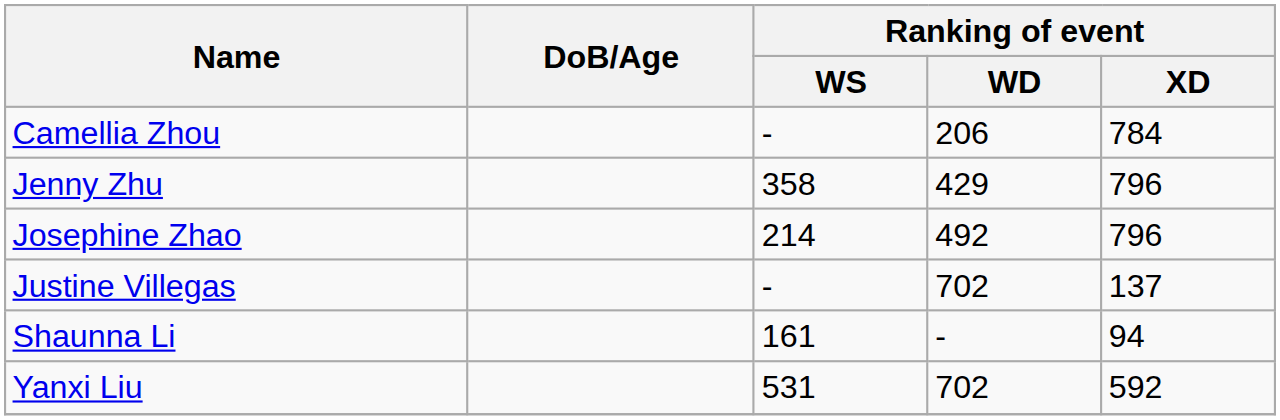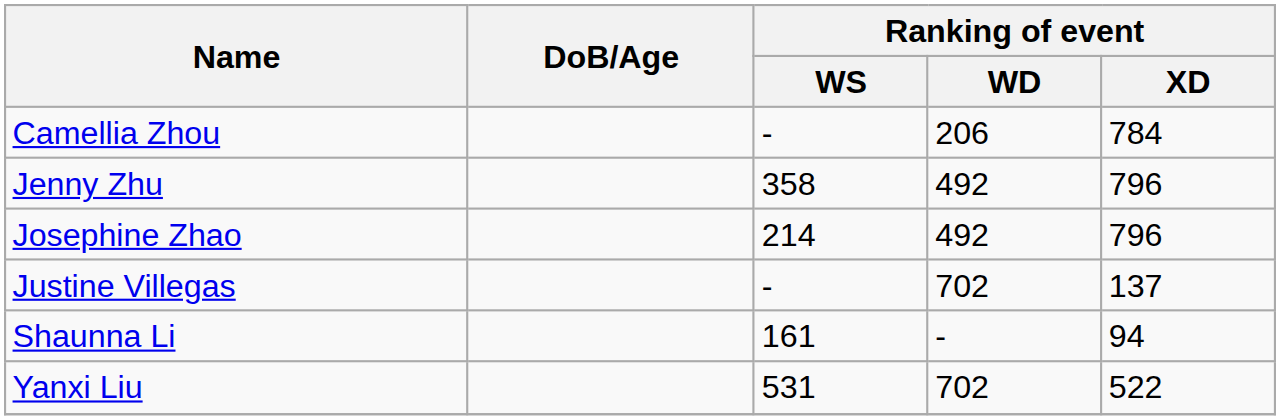(962, 184) 429 -> (962, 184) 492
(1136, 388) 592 -> (1136, 388) 522
